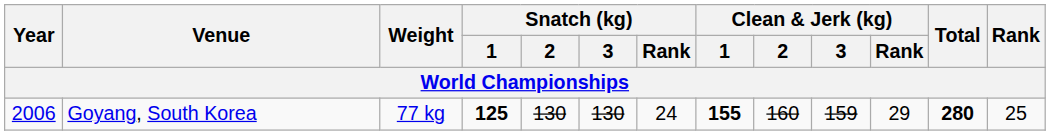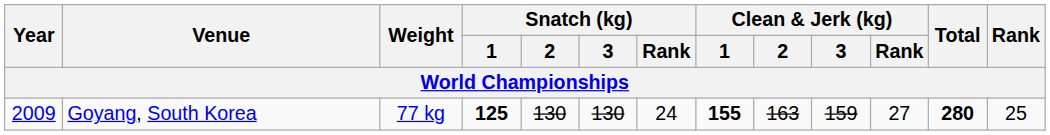(34, 113) 2006 -> (34, 113) 2009
(783, 113) 160 -> (783, 113) 163
(899, 113) 29 -> (899, 113) 27
